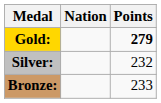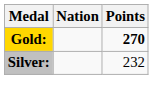(142, 39) 279 -> (134, 39) 270
- row: (33, 86)
